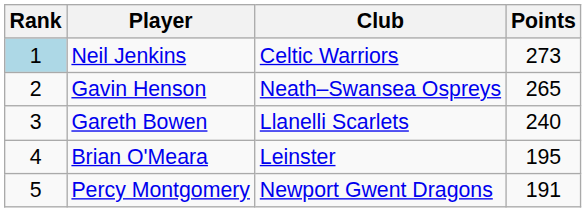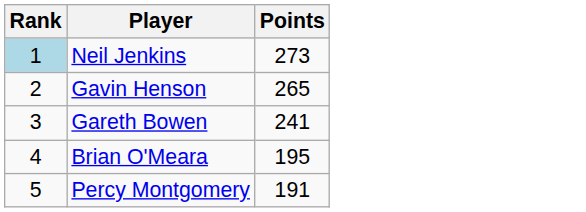- column: (380, 21)
(543, 122) 240 -> (292, 122) 241
